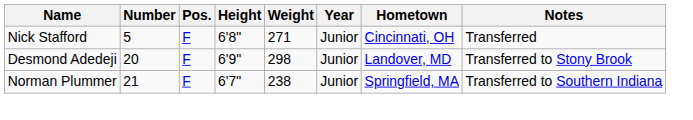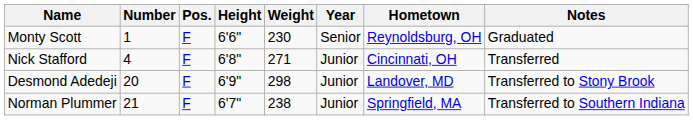+ row: (44, 37)
(127, 37) 5 -> (127, 59) 4
